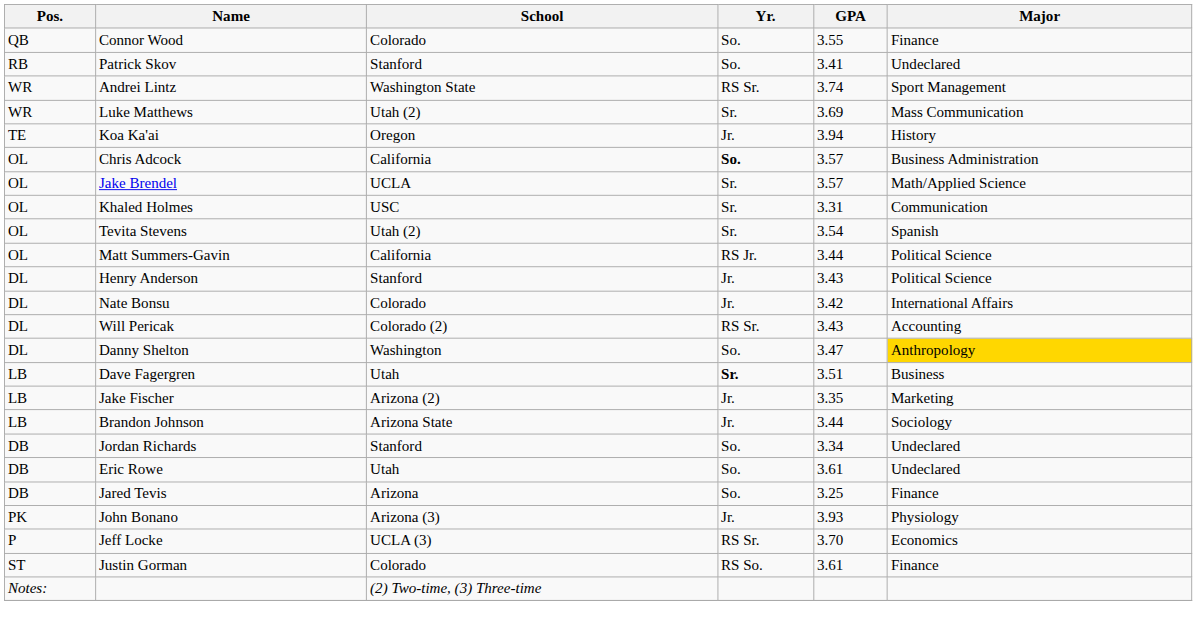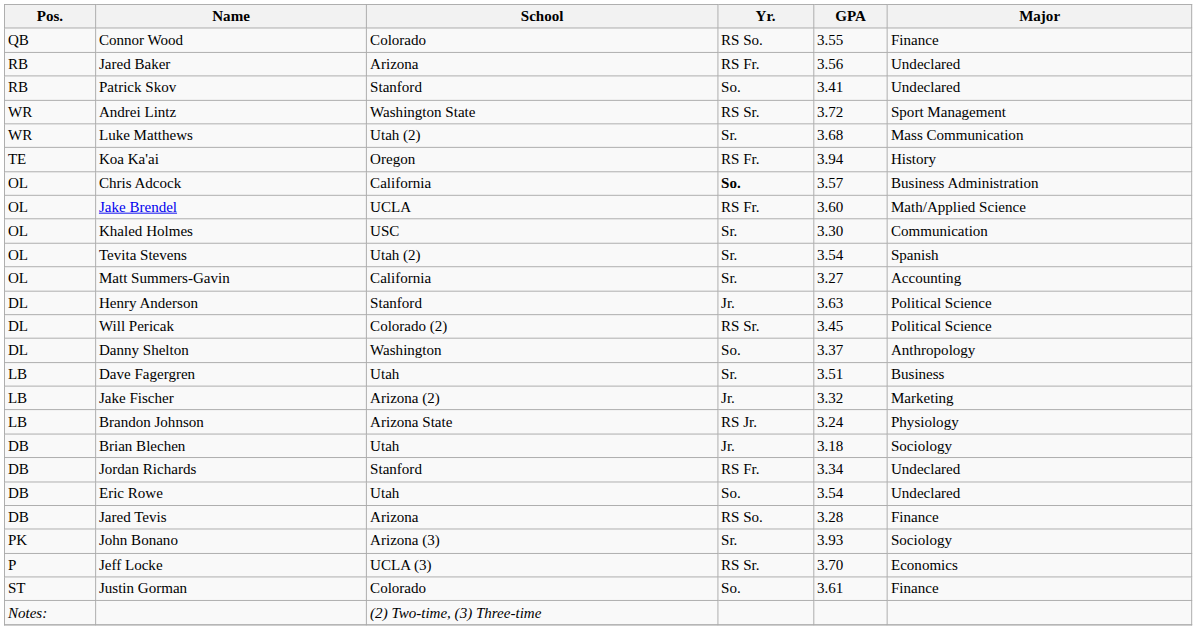(731, 40) So. -> (742, 40) RS So.
+ row: (135, 64)
(830, 87) 3.74 -> (830, 111) 3.72
(830, 111) 3.69 -> (830, 135) 3.68
(728, 135) Jr. -> (740, 159) RS Fr.
(729, 183) Sr. -> (740, 207) RS Fr.
(830, 183) 3.57 -> (830, 207) 3.60
(830, 207) 3.31 -> (830, 231) 3.30
(739, 254) RS Jr. -> (729, 278) Sr.
(830, 254) 3.44 -> (830, 278) 3.27
(941, 254) Political Science -> (926, 278) Accounting
(830, 278) 3.43 -> (830, 302) 3.63
- row: (134, 302)
(830, 326) 3.43 -> (830, 326) 3.45
(926, 326) Accounting -> (941, 326) Political Science
(830, 350) 3.47 -> (830, 350) 3.37
(933, 350) gold background -> (933, 350) no background
(730, 374) bold -> (729, 374) normal
(830, 398) 3.35 -> (830, 398) 3.32
(728, 421) Jr. -> (739, 421) RS Jr.
(830, 421) 3.44 -> (830, 421) 3.24
(921, 421) Sociology -> (925, 421) Physiology
+ row: (142, 445)
(731, 445) So. -> (740, 469) RS Fr.
(830, 469) 3.61 -> (830, 493) 3.54
(731, 493) So. -> (742, 517) RS So.
(830, 493) 3.25 -> (830, 517) 3.28
(728, 517) Jr. -> (729, 541) Sr.
(925, 517) Physiology -> (921, 541) Sociology
(742, 565) RS So. -> (731, 588) So.
